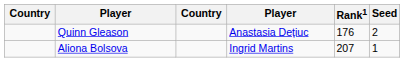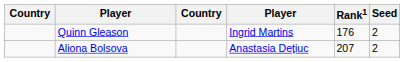(269, 32) Anastasia Dețiuc -> (261, 32) Ingrid Martins
(261, 49) Ingrid Martins -> (269, 49) Anastasia Dețiuc
(375, 49) 1 -> (375, 49) 2
